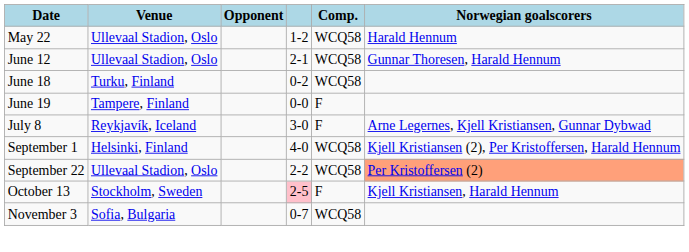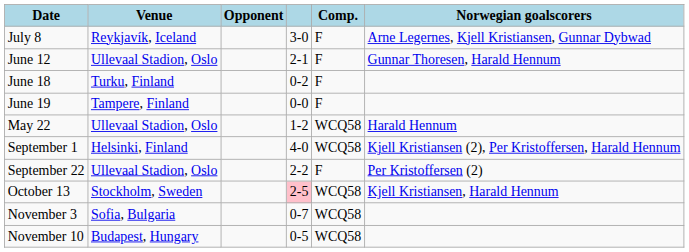rows swapped: (29, 37) <-> (24, 125)
(338, 59) WCQ58 -> (319, 59) F
(338, 81) WCQ58 -> (319, 81) F
(338, 170) WCQ58 -> (319, 170) F
(425, 170) lightsalmon background -> (425, 170) no background
(319, 192) F -> (338, 192) WCQ58
+ row: (46, 236)
